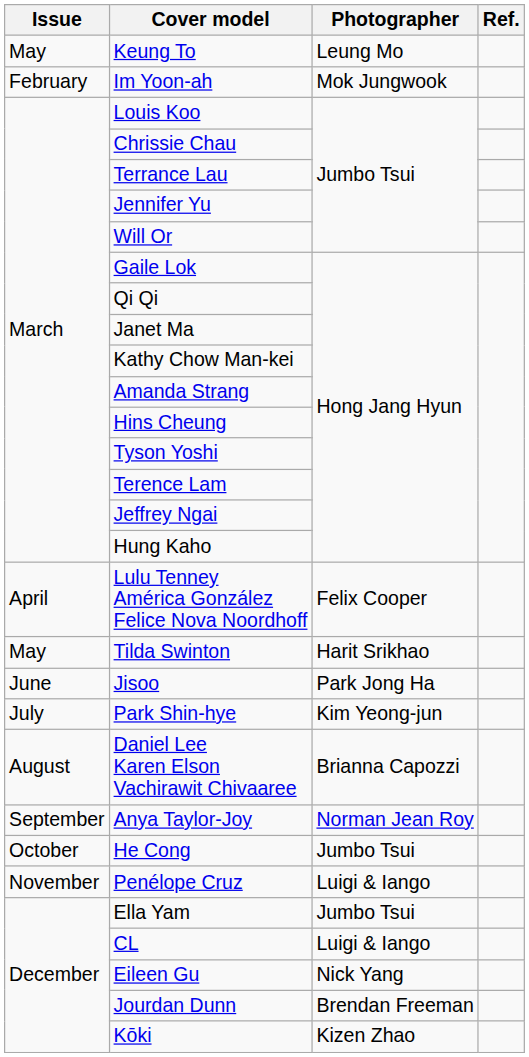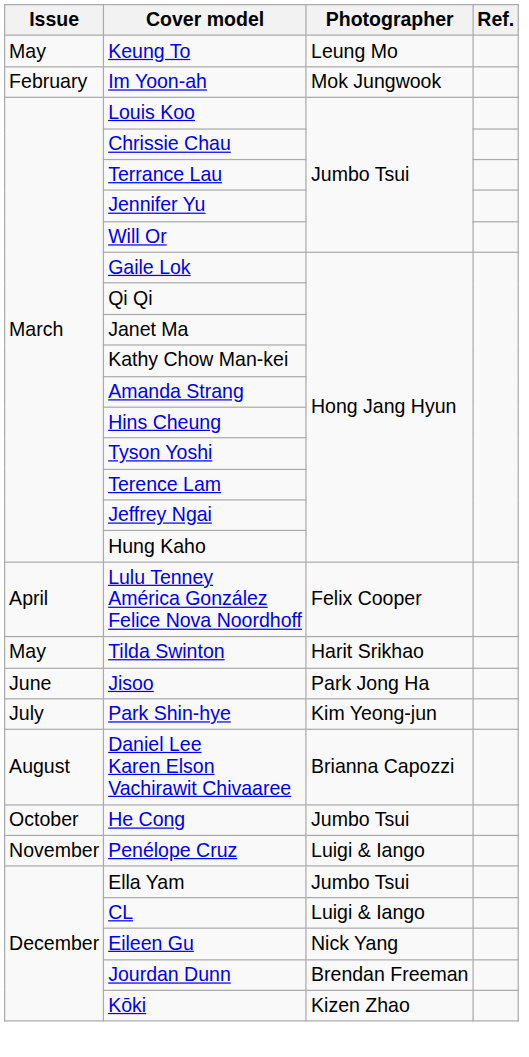- row: (183, 819)
